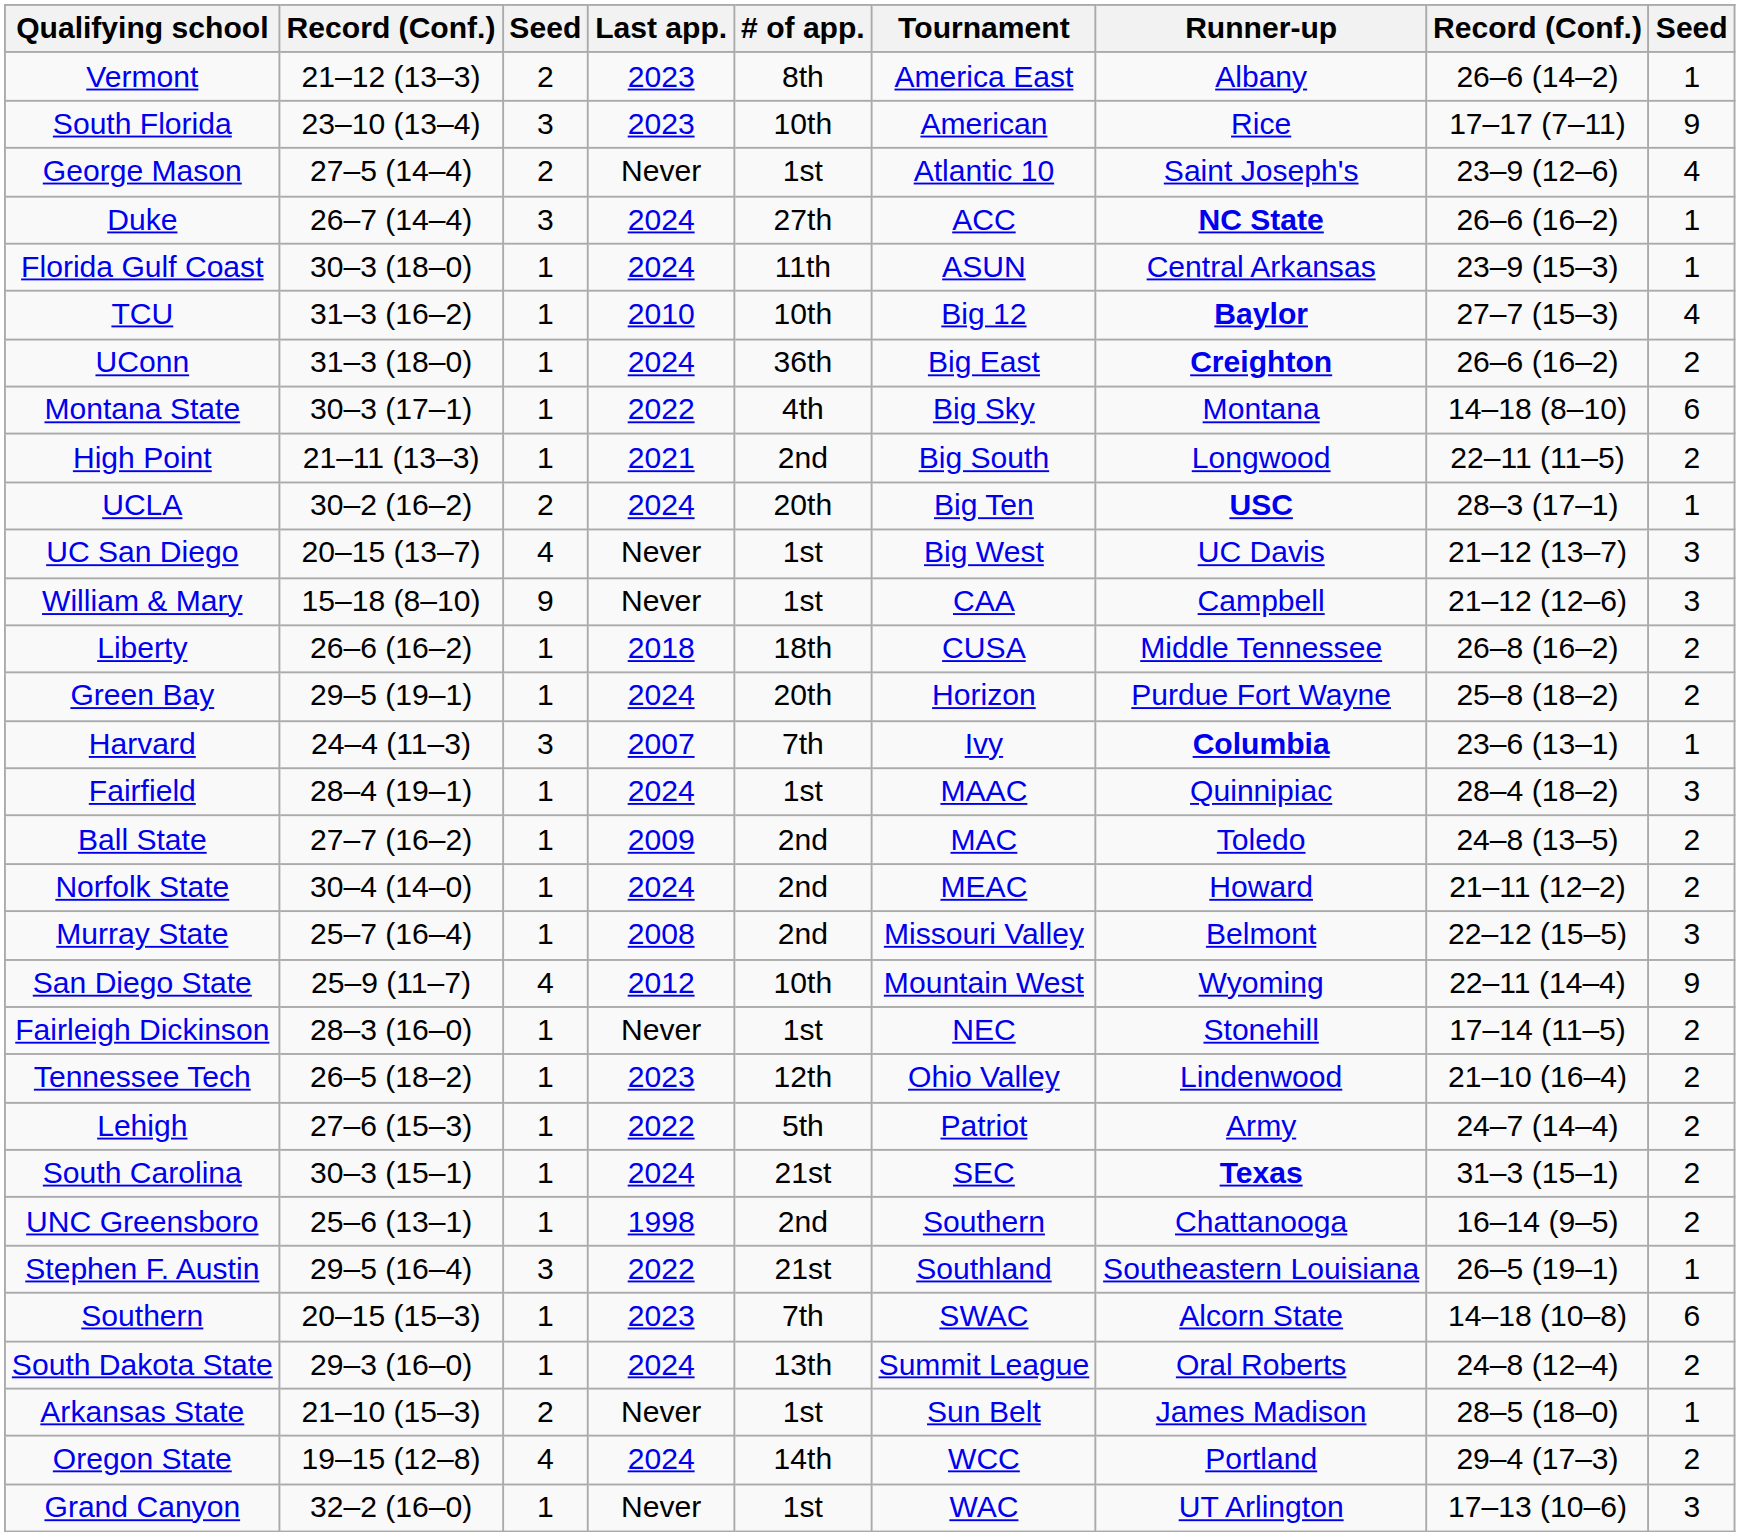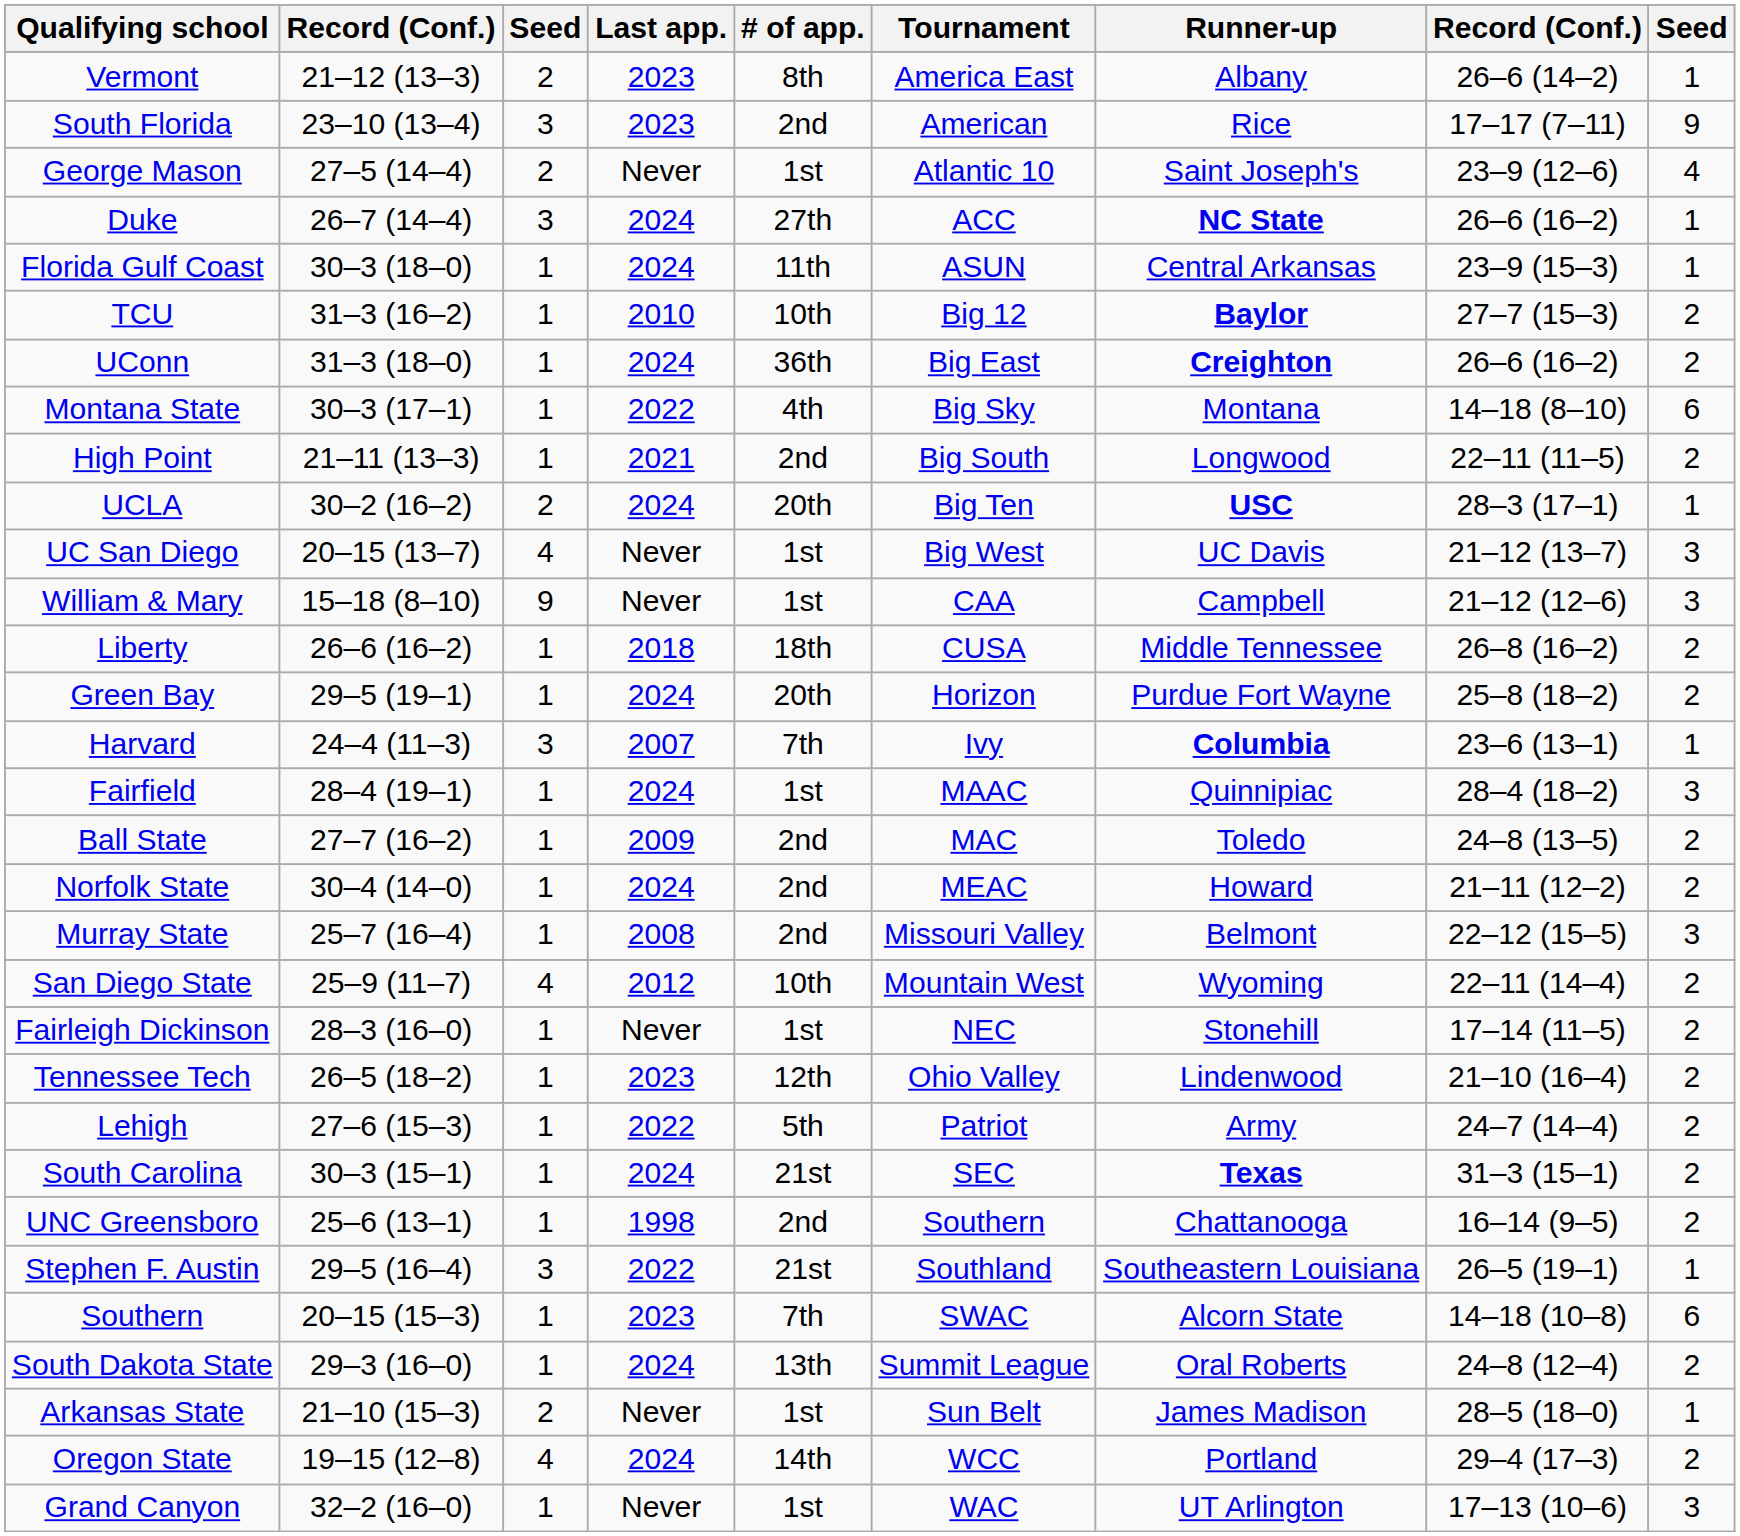(803, 123) 10th -> (803, 123) 2nd
(1692, 314) 4 -> (1692, 314) 2
(1692, 982) 9 -> (1692, 982) 2
